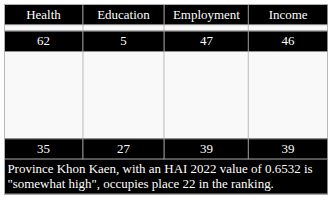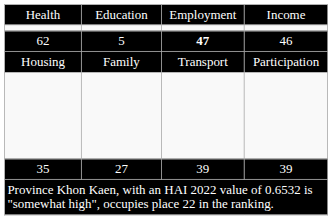(206, 41) normal -> (203, 41) bold
+ row: (43, 61)
